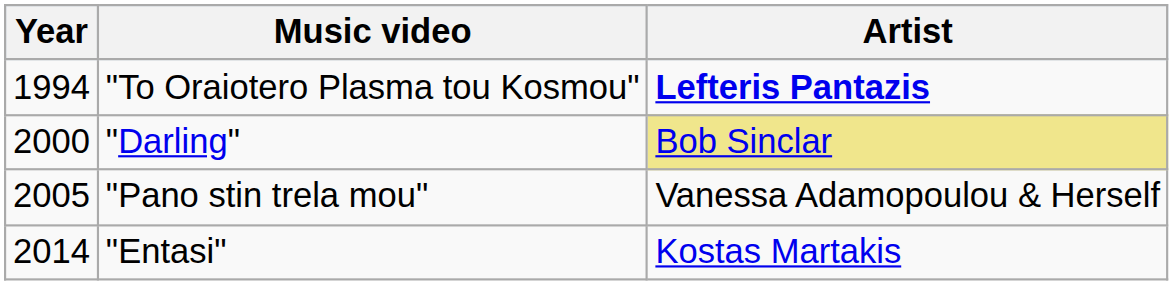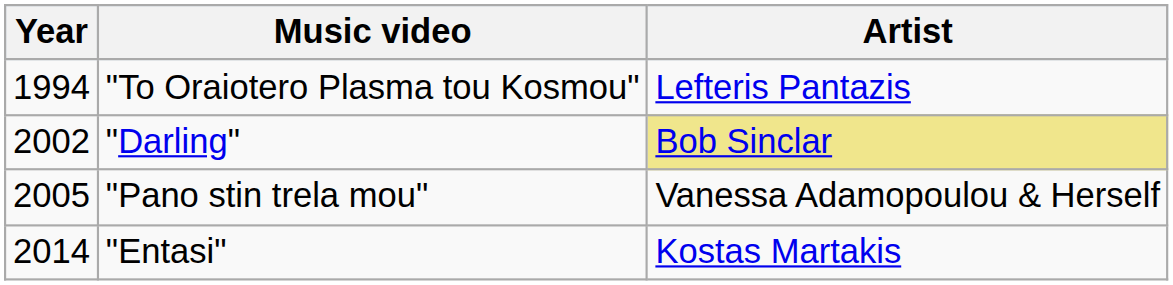(793, 86) bold -> (783, 86) normal
(51, 141) 2000 -> (51, 141) 2002
